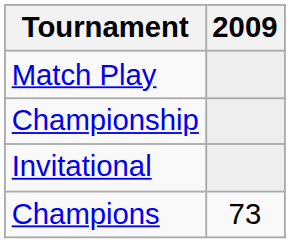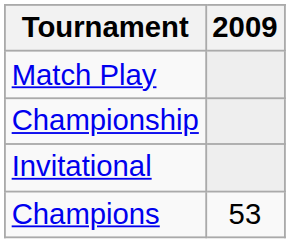(245, 213) 73 -> (245, 213) 53
